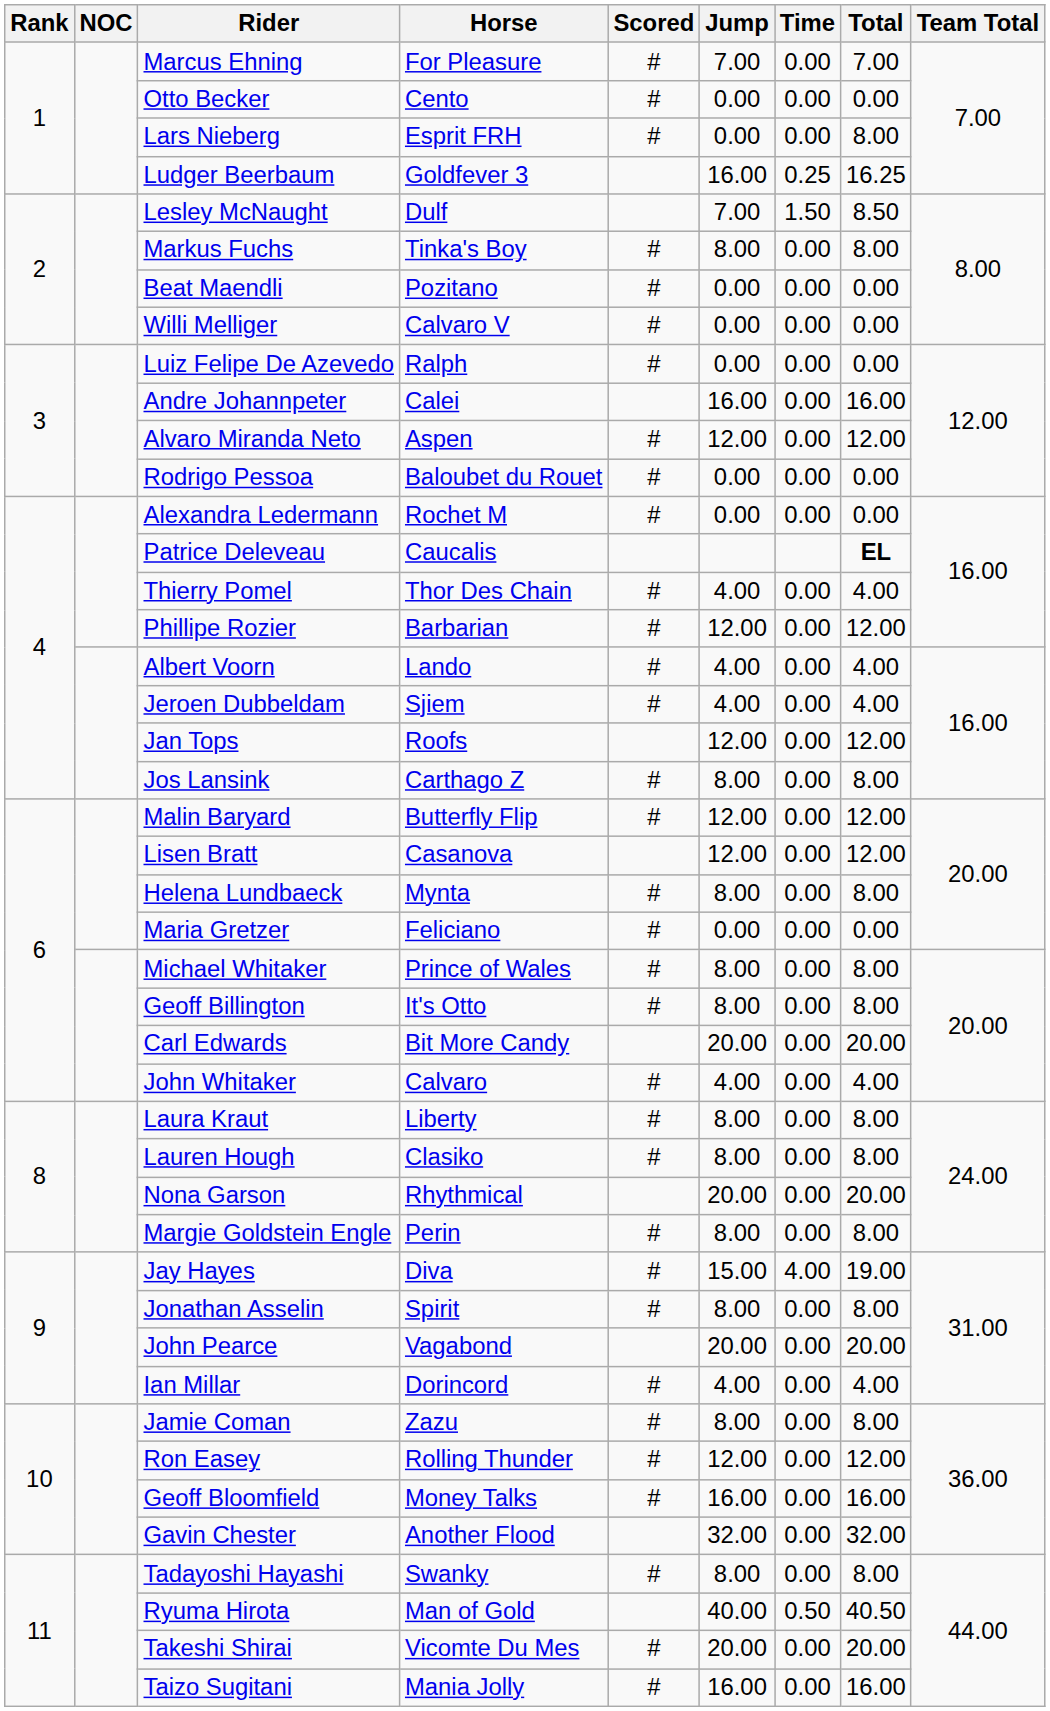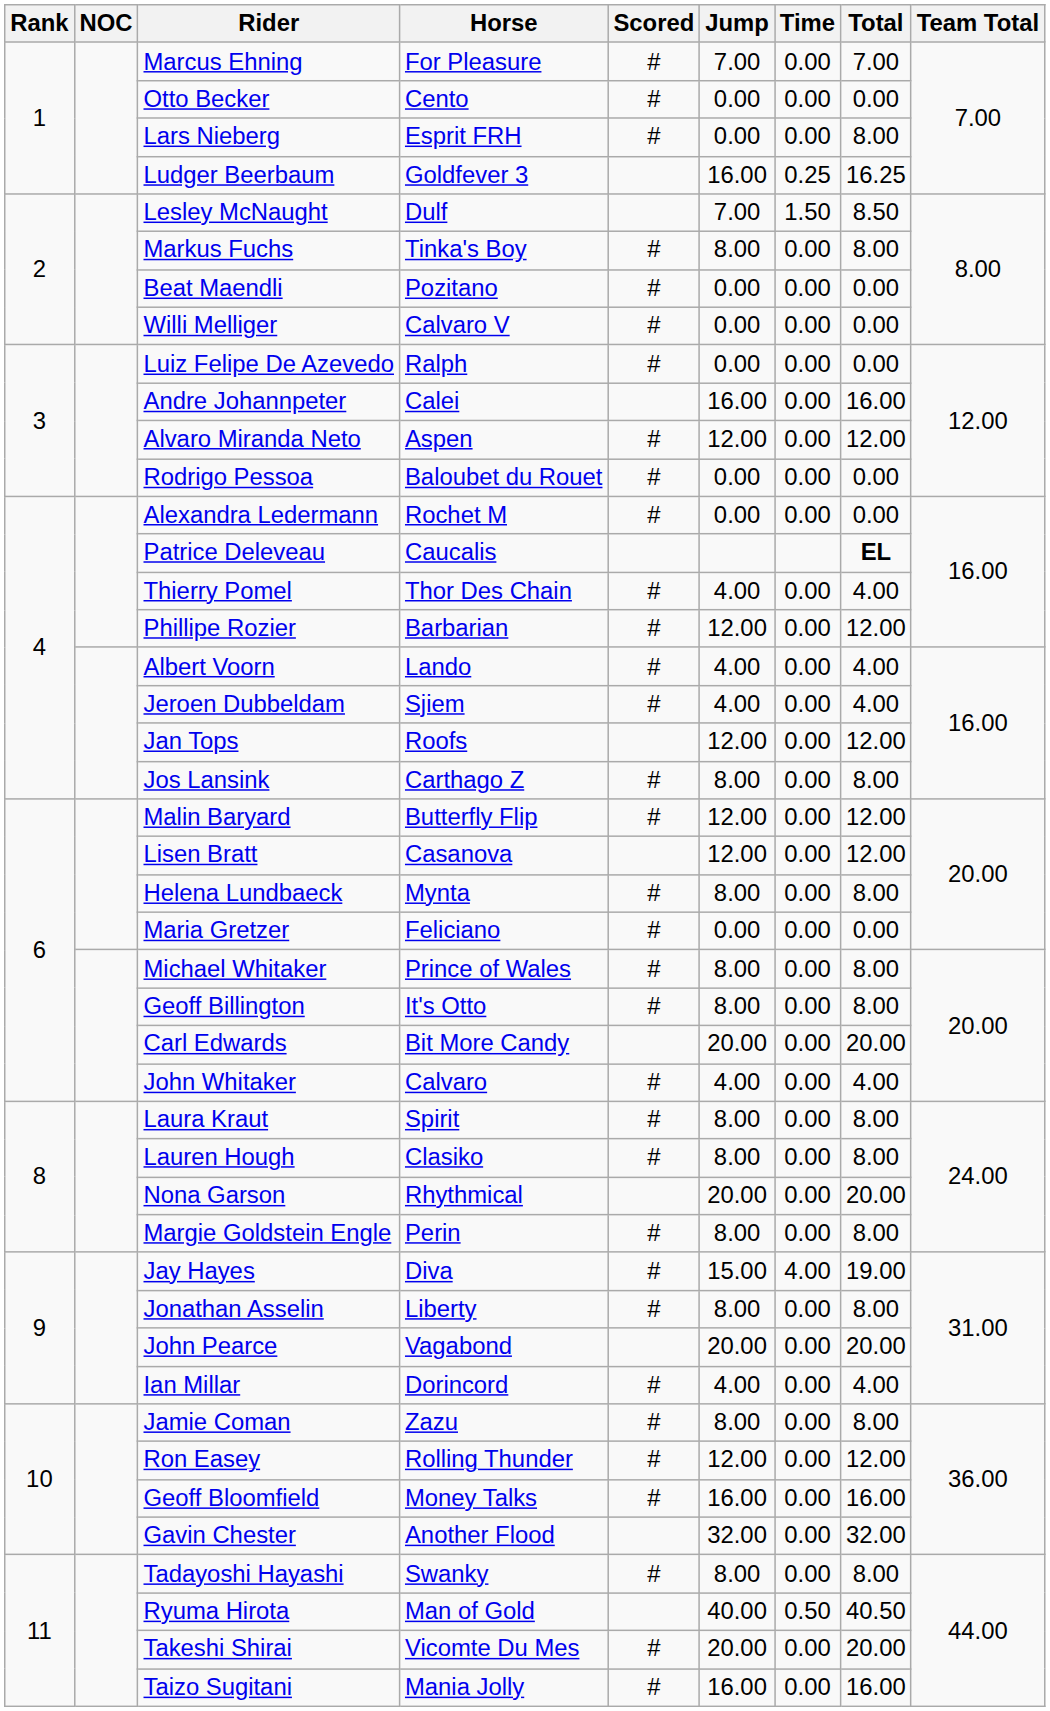(441, 1119) Liberty -> (432, 1119) Spirit
(432, 1308) Spirit -> (441, 1308) Liberty
